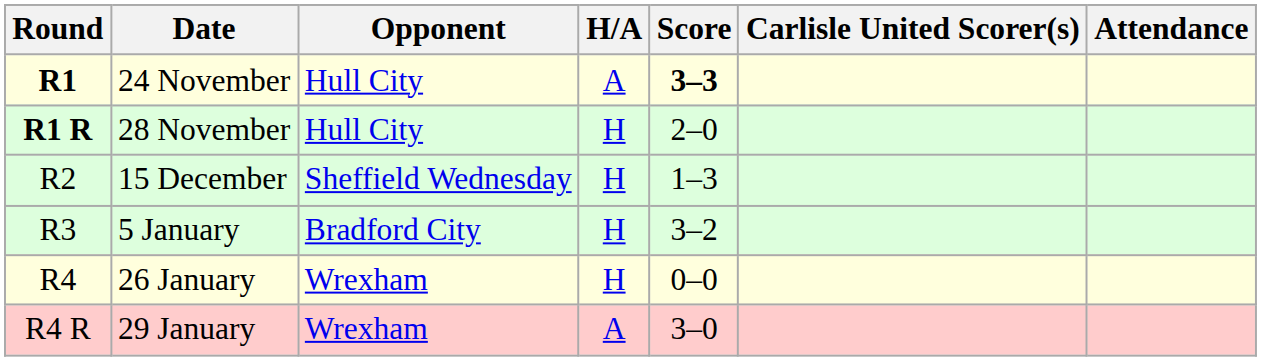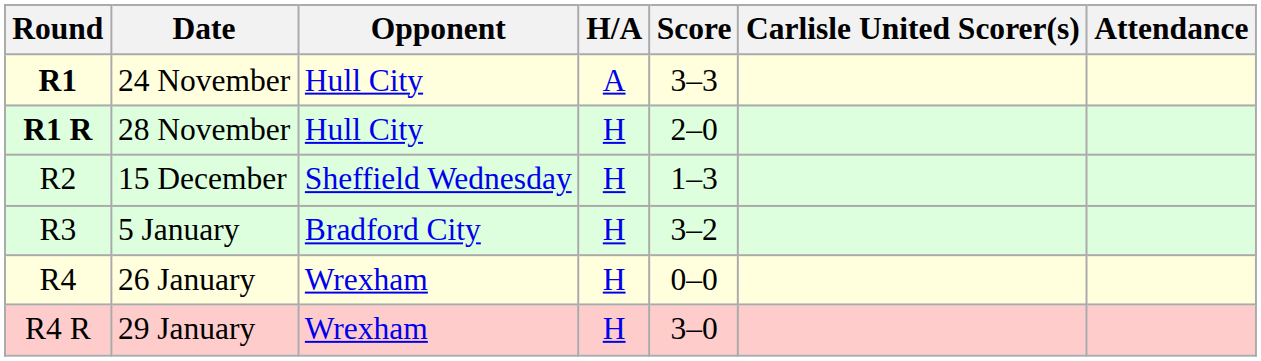(694, 79) bold -> (694, 79) normal
(614, 329) A -> (614, 329) H
